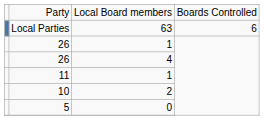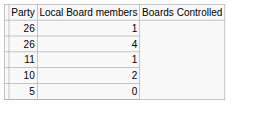- row: (40, 28)
